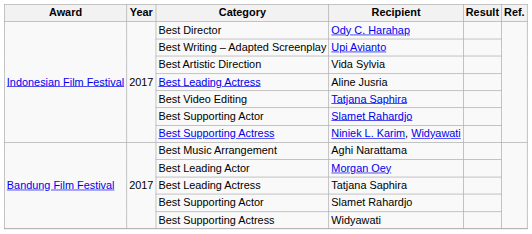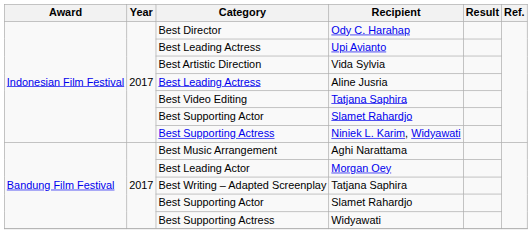(242, 47) Best Writing – Adapted Screenplay -> (209, 47) Best Leading Actress
(209, 185) Best Leading Actress -> (242, 185) Best Writing – Adapted Screenplay
